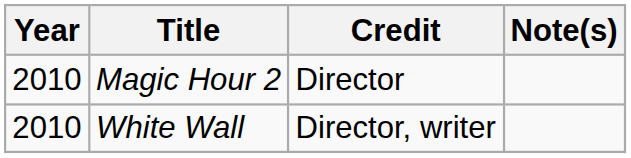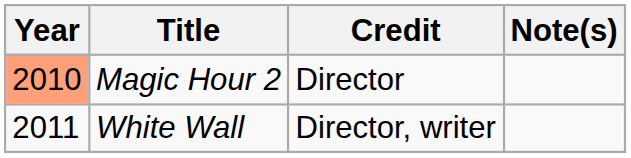(47, 79) no background -> (47, 79) lightsalmon background
(47, 128) 2010 -> (46, 128) 2011
